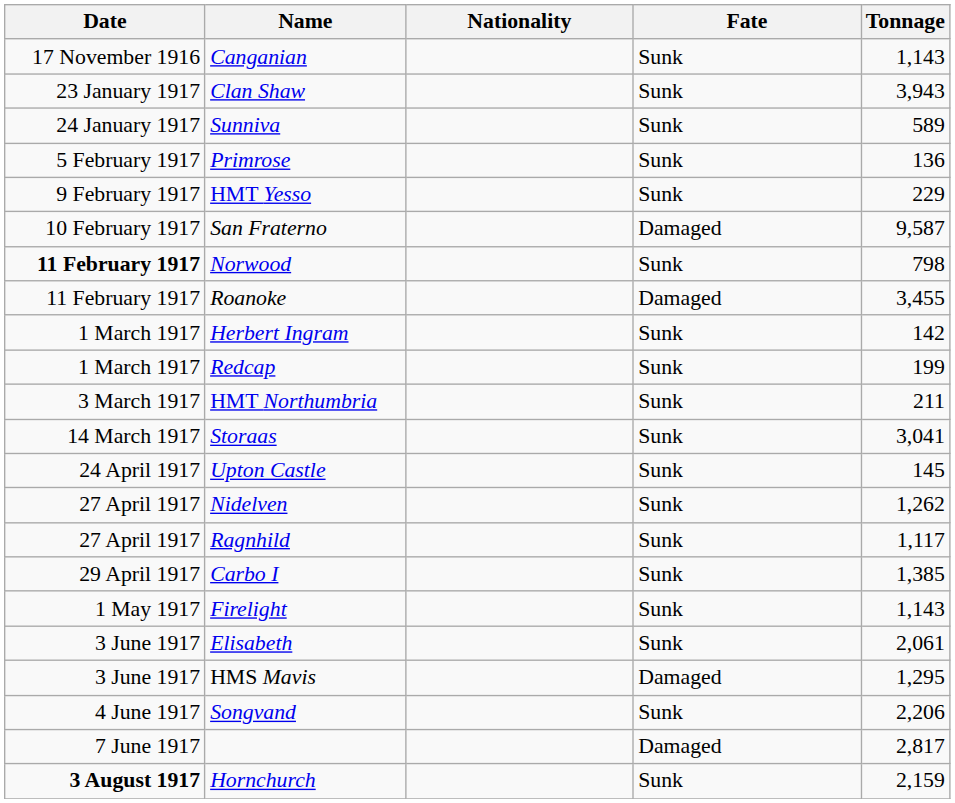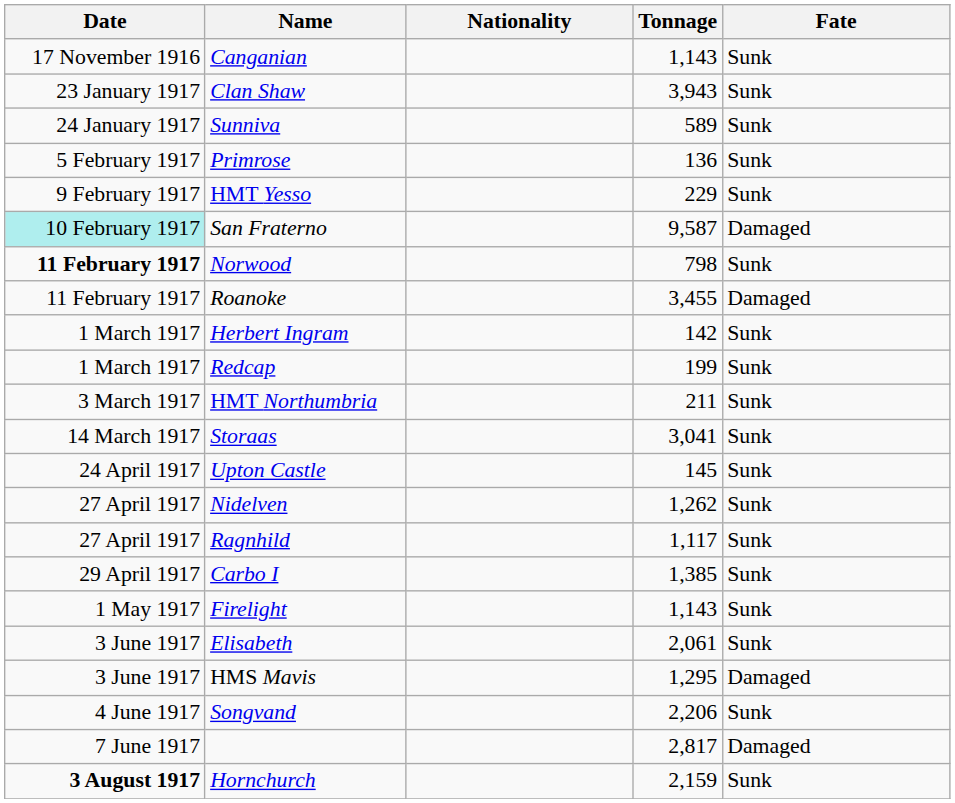columns swapped: (905, 21) <-> (747, 21)
(123, 228) no background -> (123, 228) paleturquoise background
